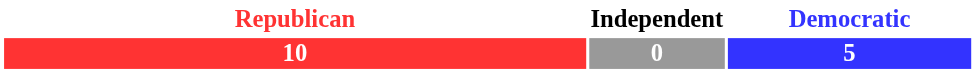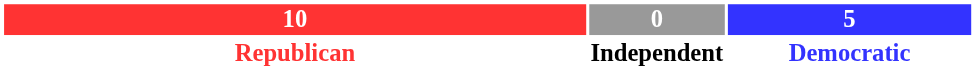rows swapped: (295, 53) <-> (295, 19)
